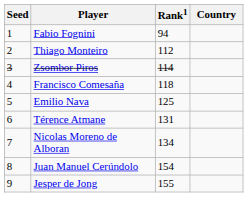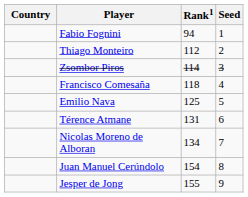columns swapped: (216, 14) <-> (18, 14)
